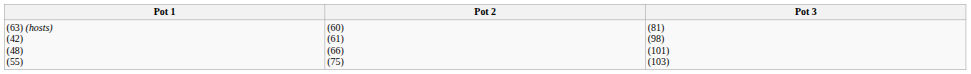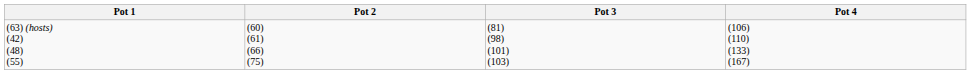+ column: (846, 12)
